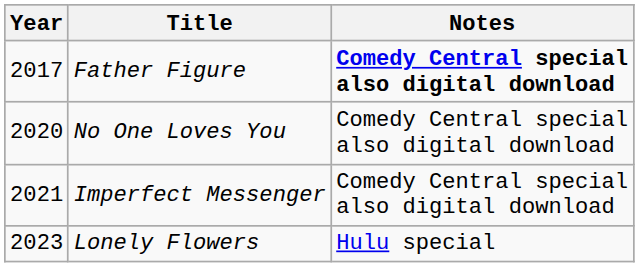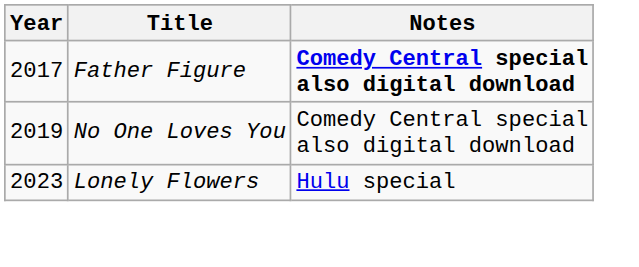(37, 133) 2020 -> (37, 133) 2019
- row: (200, 195)
